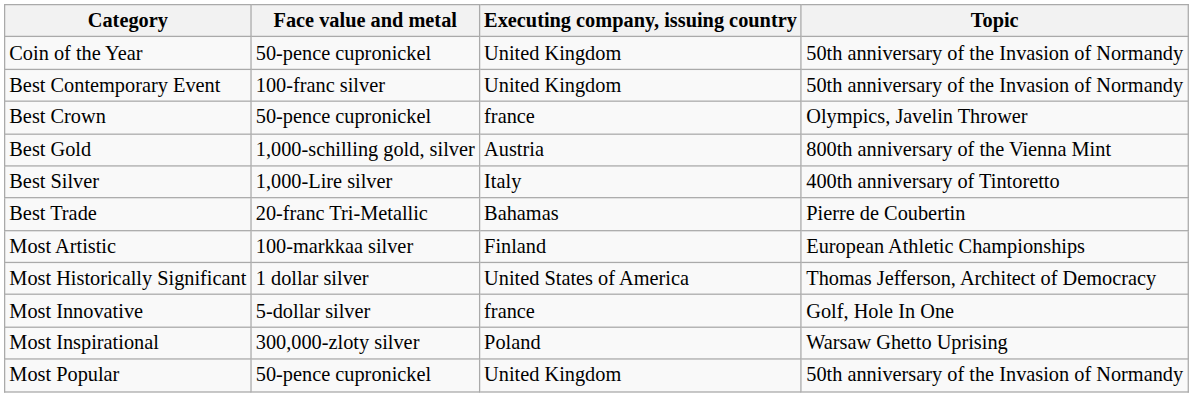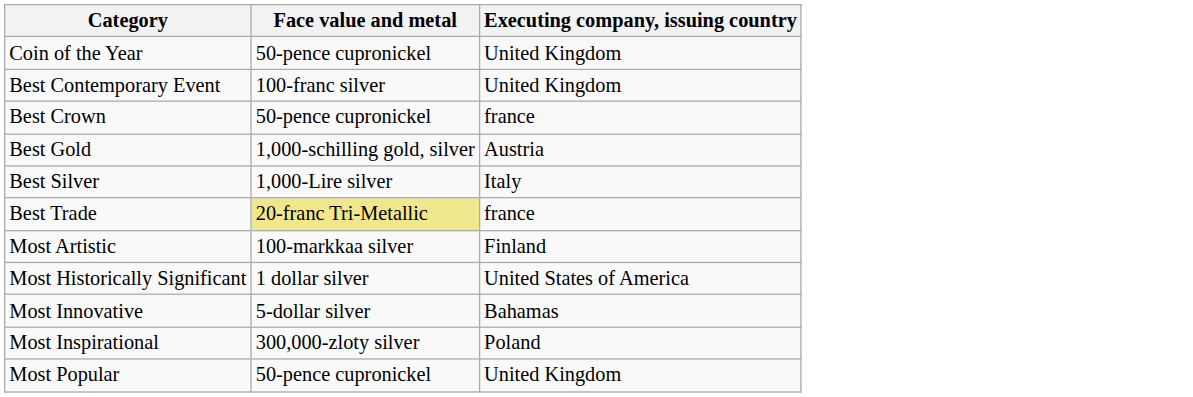- column: (995, 20)
(342, 213) no background -> (342, 213) khaki background
(521, 213) Bahamas -> (509, 213) france
(509, 310) france -> (521, 310) Bahamas
